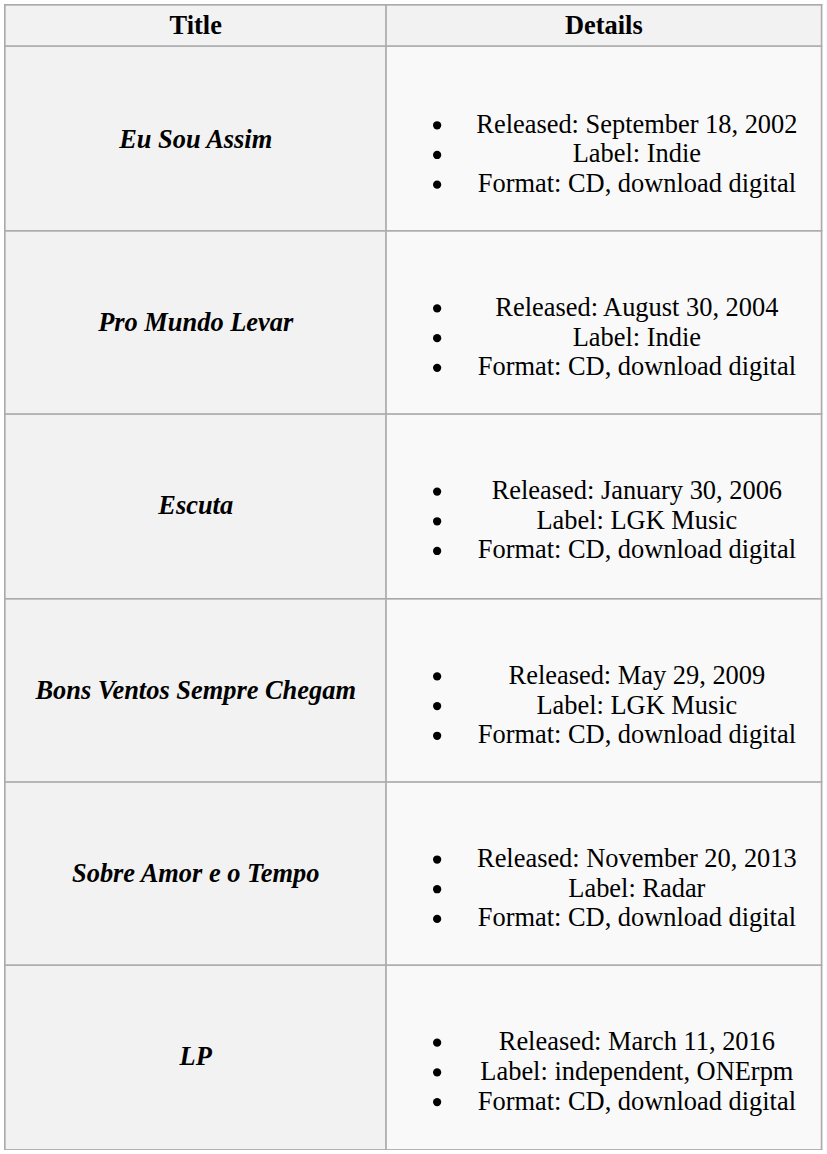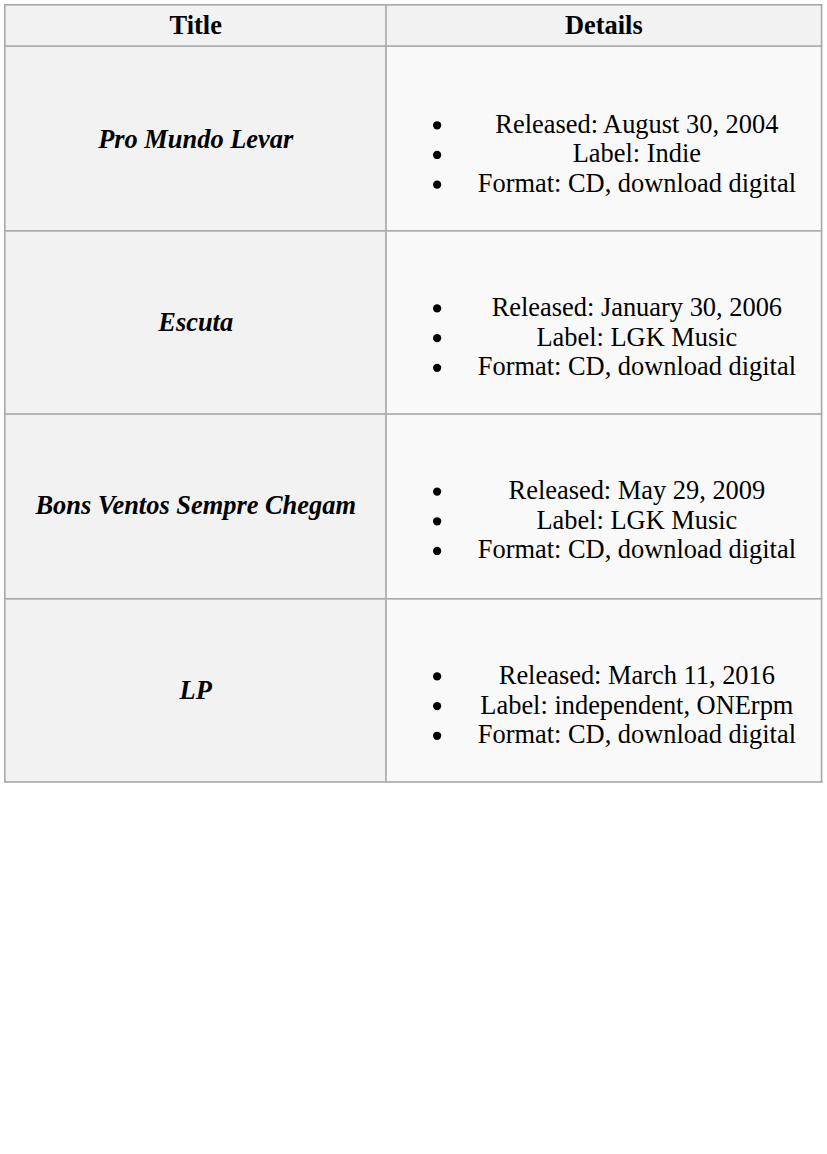- row: (196, 138)
- row: (196, 873)
